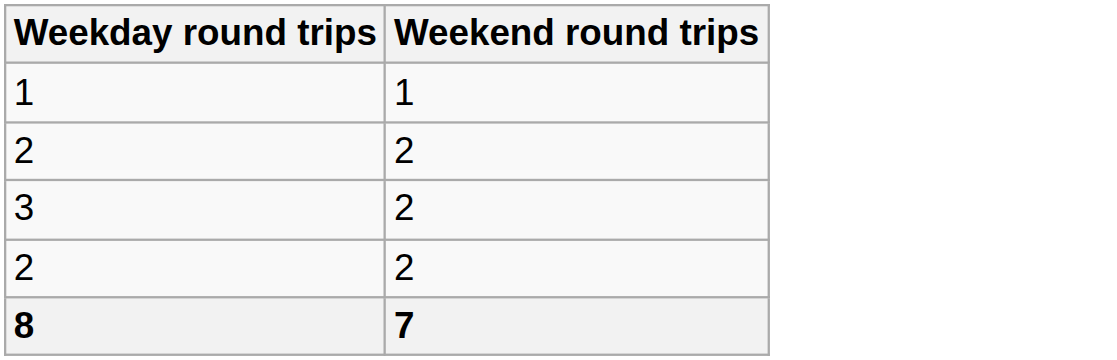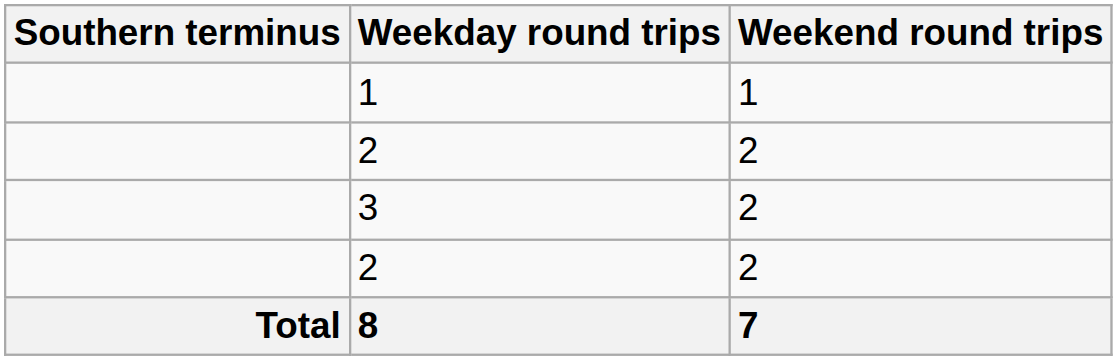+ column: (177, 33)
